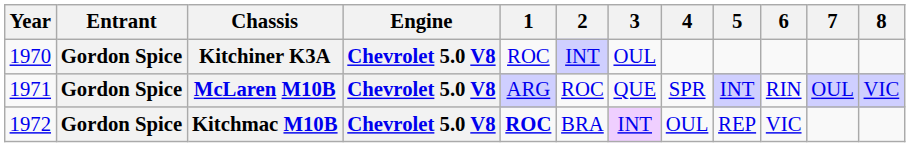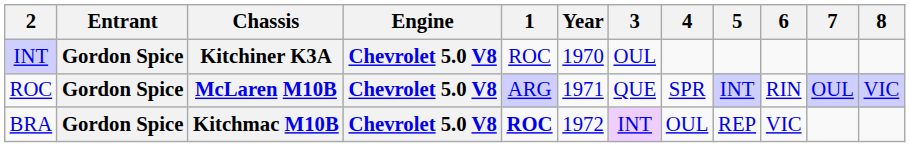columns swapped: (30, 21) <-> (582, 21)
